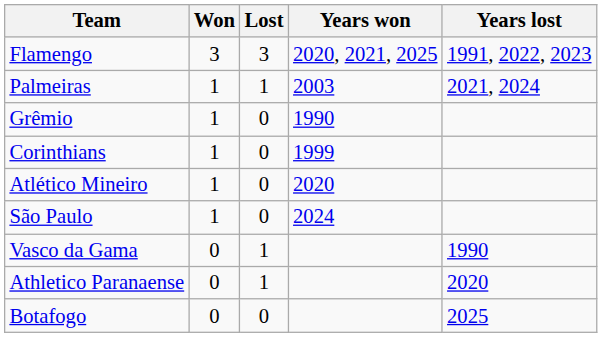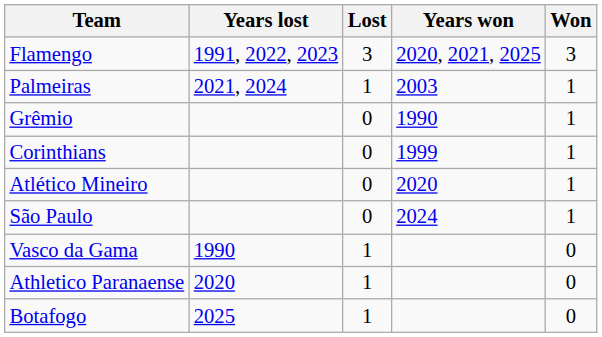columns swapped: (214, 20) <-> (519, 20)
(264, 315) 0 -> (367, 315) 1
